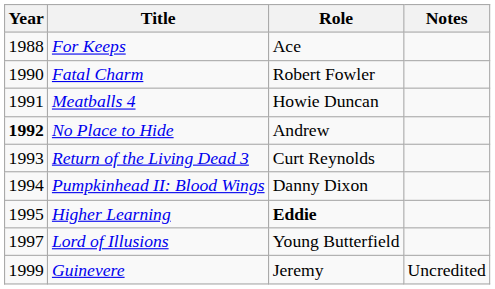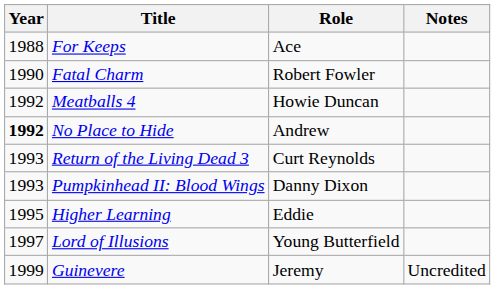(26, 102) 1991 -> (26, 102) 1992
(26, 185) 1994 -> (26, 185) 1993
(295, 213) bold -> (293, 213) normal
